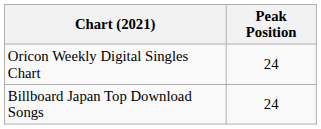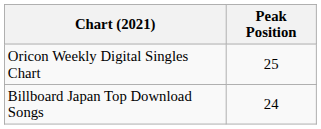(271, 64) 24 -> (271, 64) 25
